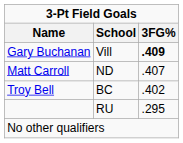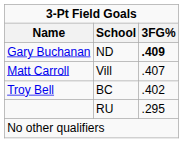(104, 52) Vill -> (105, 52) ND
(105, 71) ND -> (104, 71) Vill
